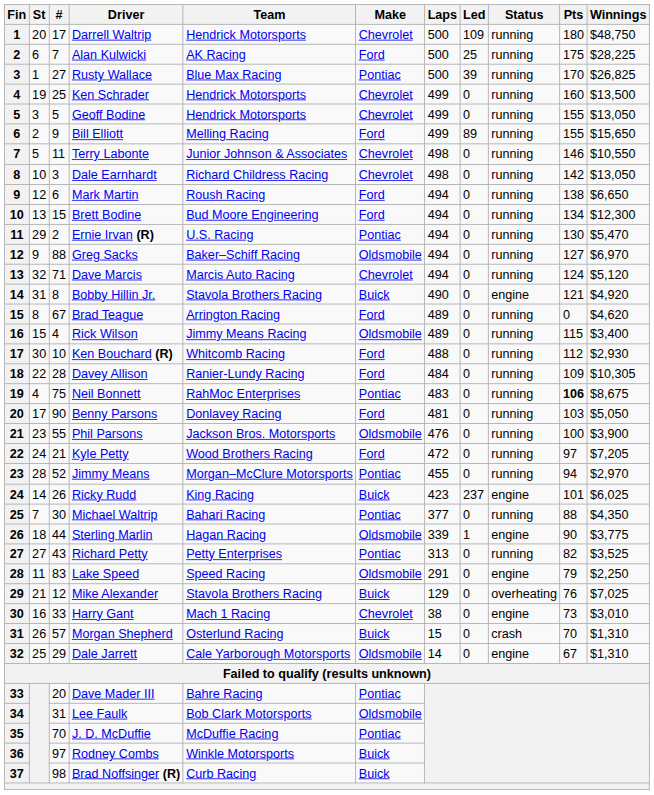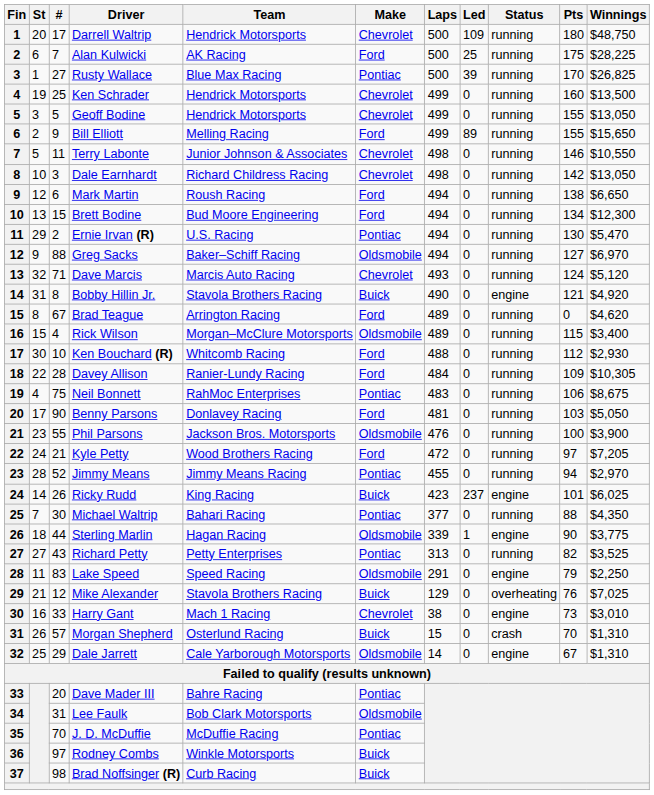(438, 274) 494 -> (438, 274) 493
(246, 334) Jimmy Means Racing -> (270, 334) Morgan–McClure Motorsports
(573, 394) bold -> (573, 394) normal
(270, 474) Morgan–McClure Motorsports -> (246, 474) Jimmy Means Racing
